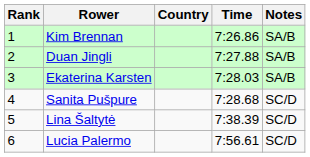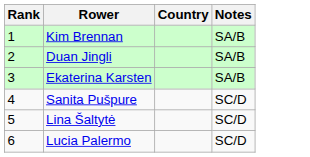- column: (237, 15)
